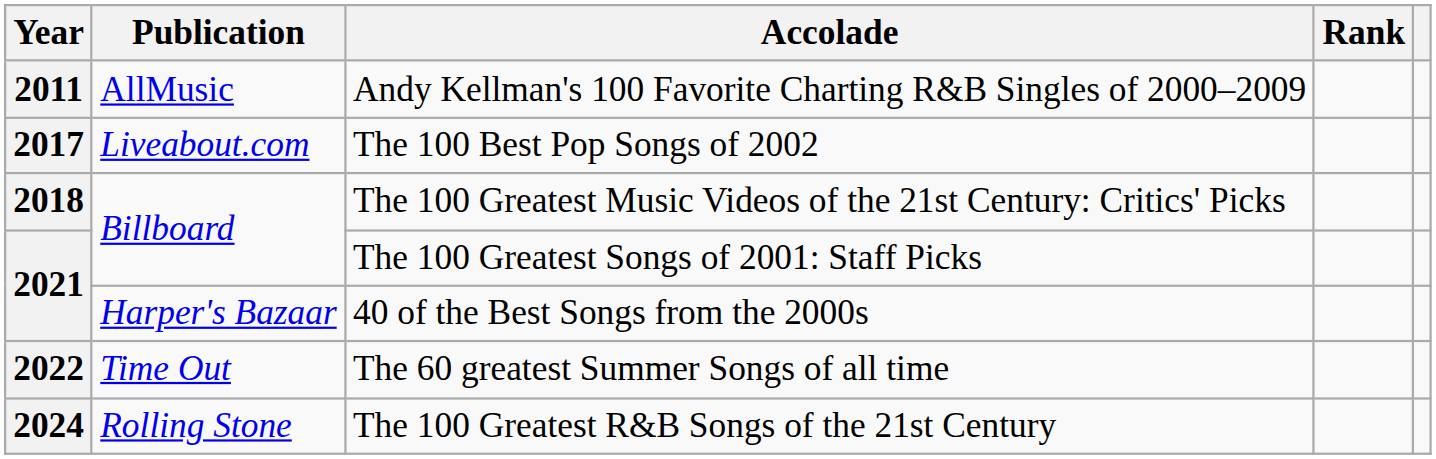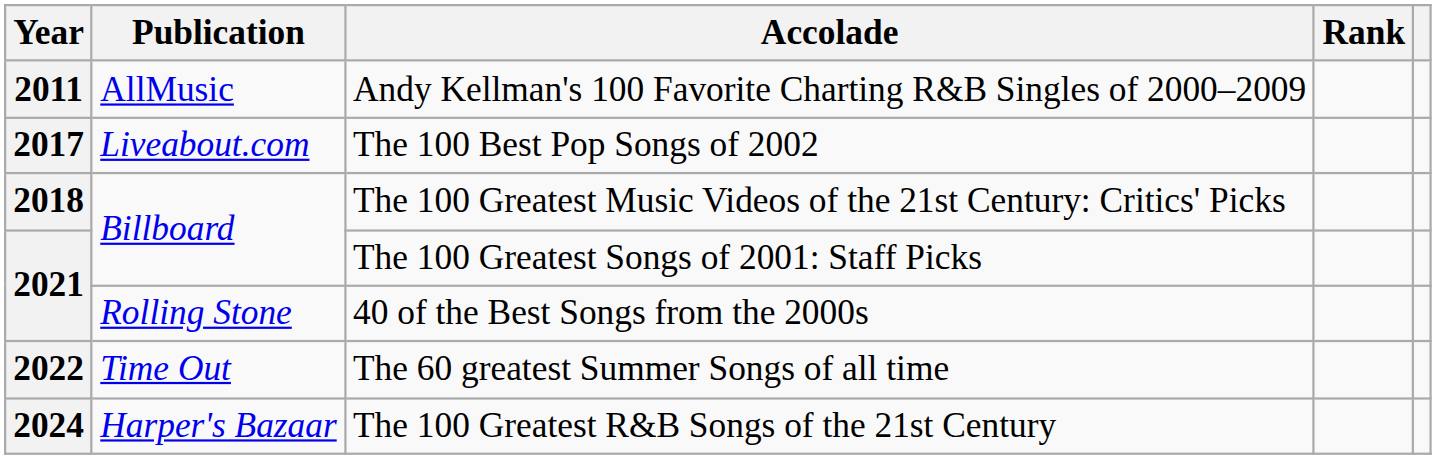(218, 312) Harper's Bazaar -> (196, 312) Rolling Stone
(196, 425) Rolling Stone -> (218, 425) Harper's Bazaar
